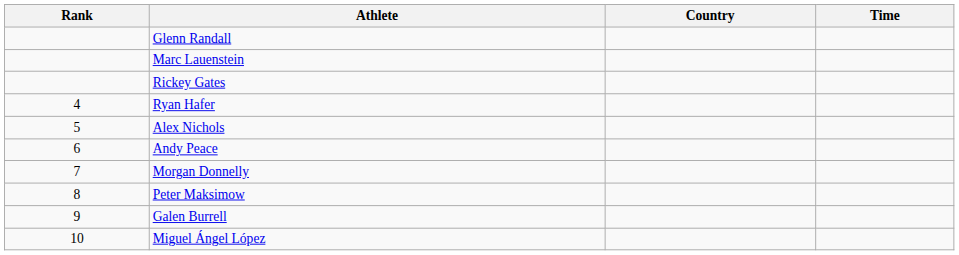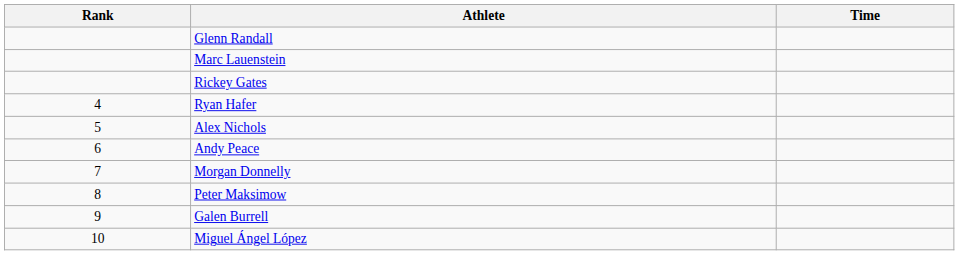- column: (710, 16)
